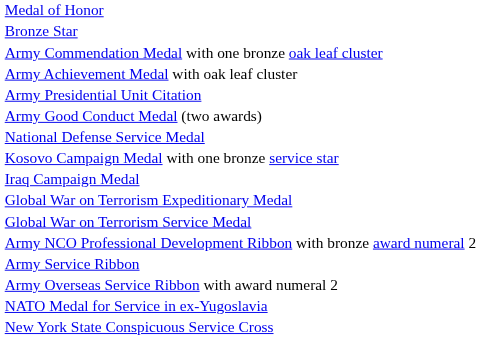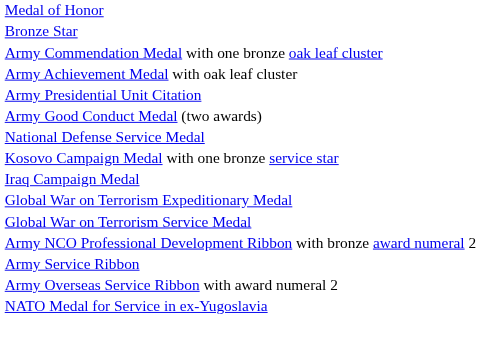- row: (139, 327)
